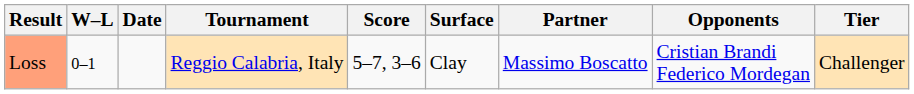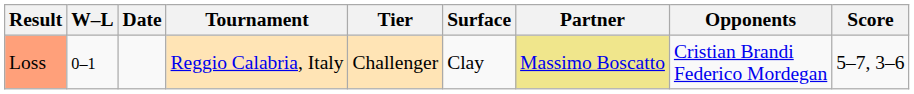columns swapped: (862, 19) <-> (387, 19)
(575, 61) no background -> (593, 61) khaki background
